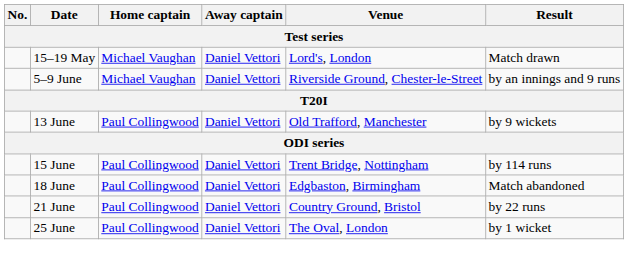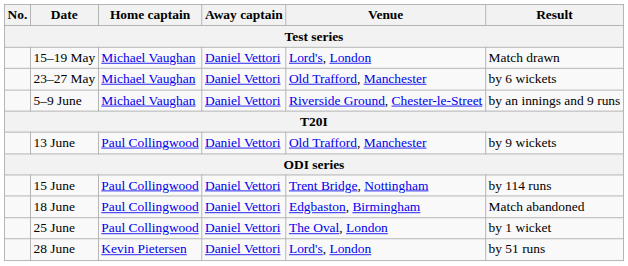+ row: (64, 79)
- row: (54, 206)
+ row: (54, 249)
